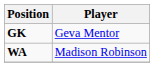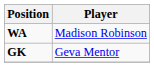rows swapped: (17, 52) <-> (17, 33)
